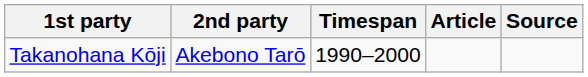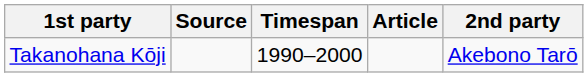columns swapped: (240, 21) <-> (542, 21)
